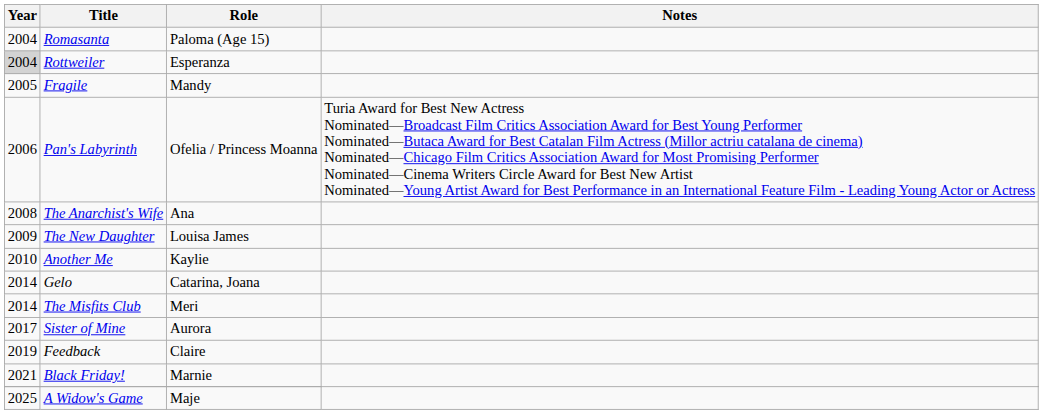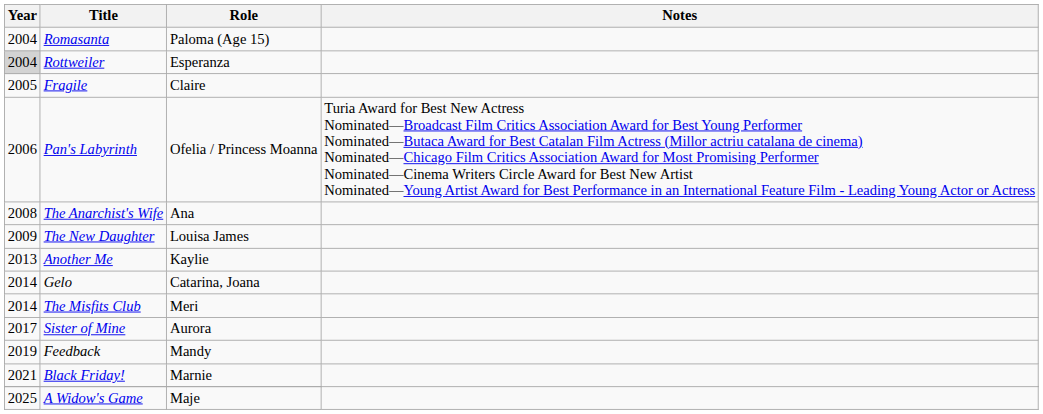(191, 85) Mandy -> (188, 85) Claire
(22, 259) 2010 -> (22, 259) 2013
(188, 351) Claire -> (191, 351) Mandy
